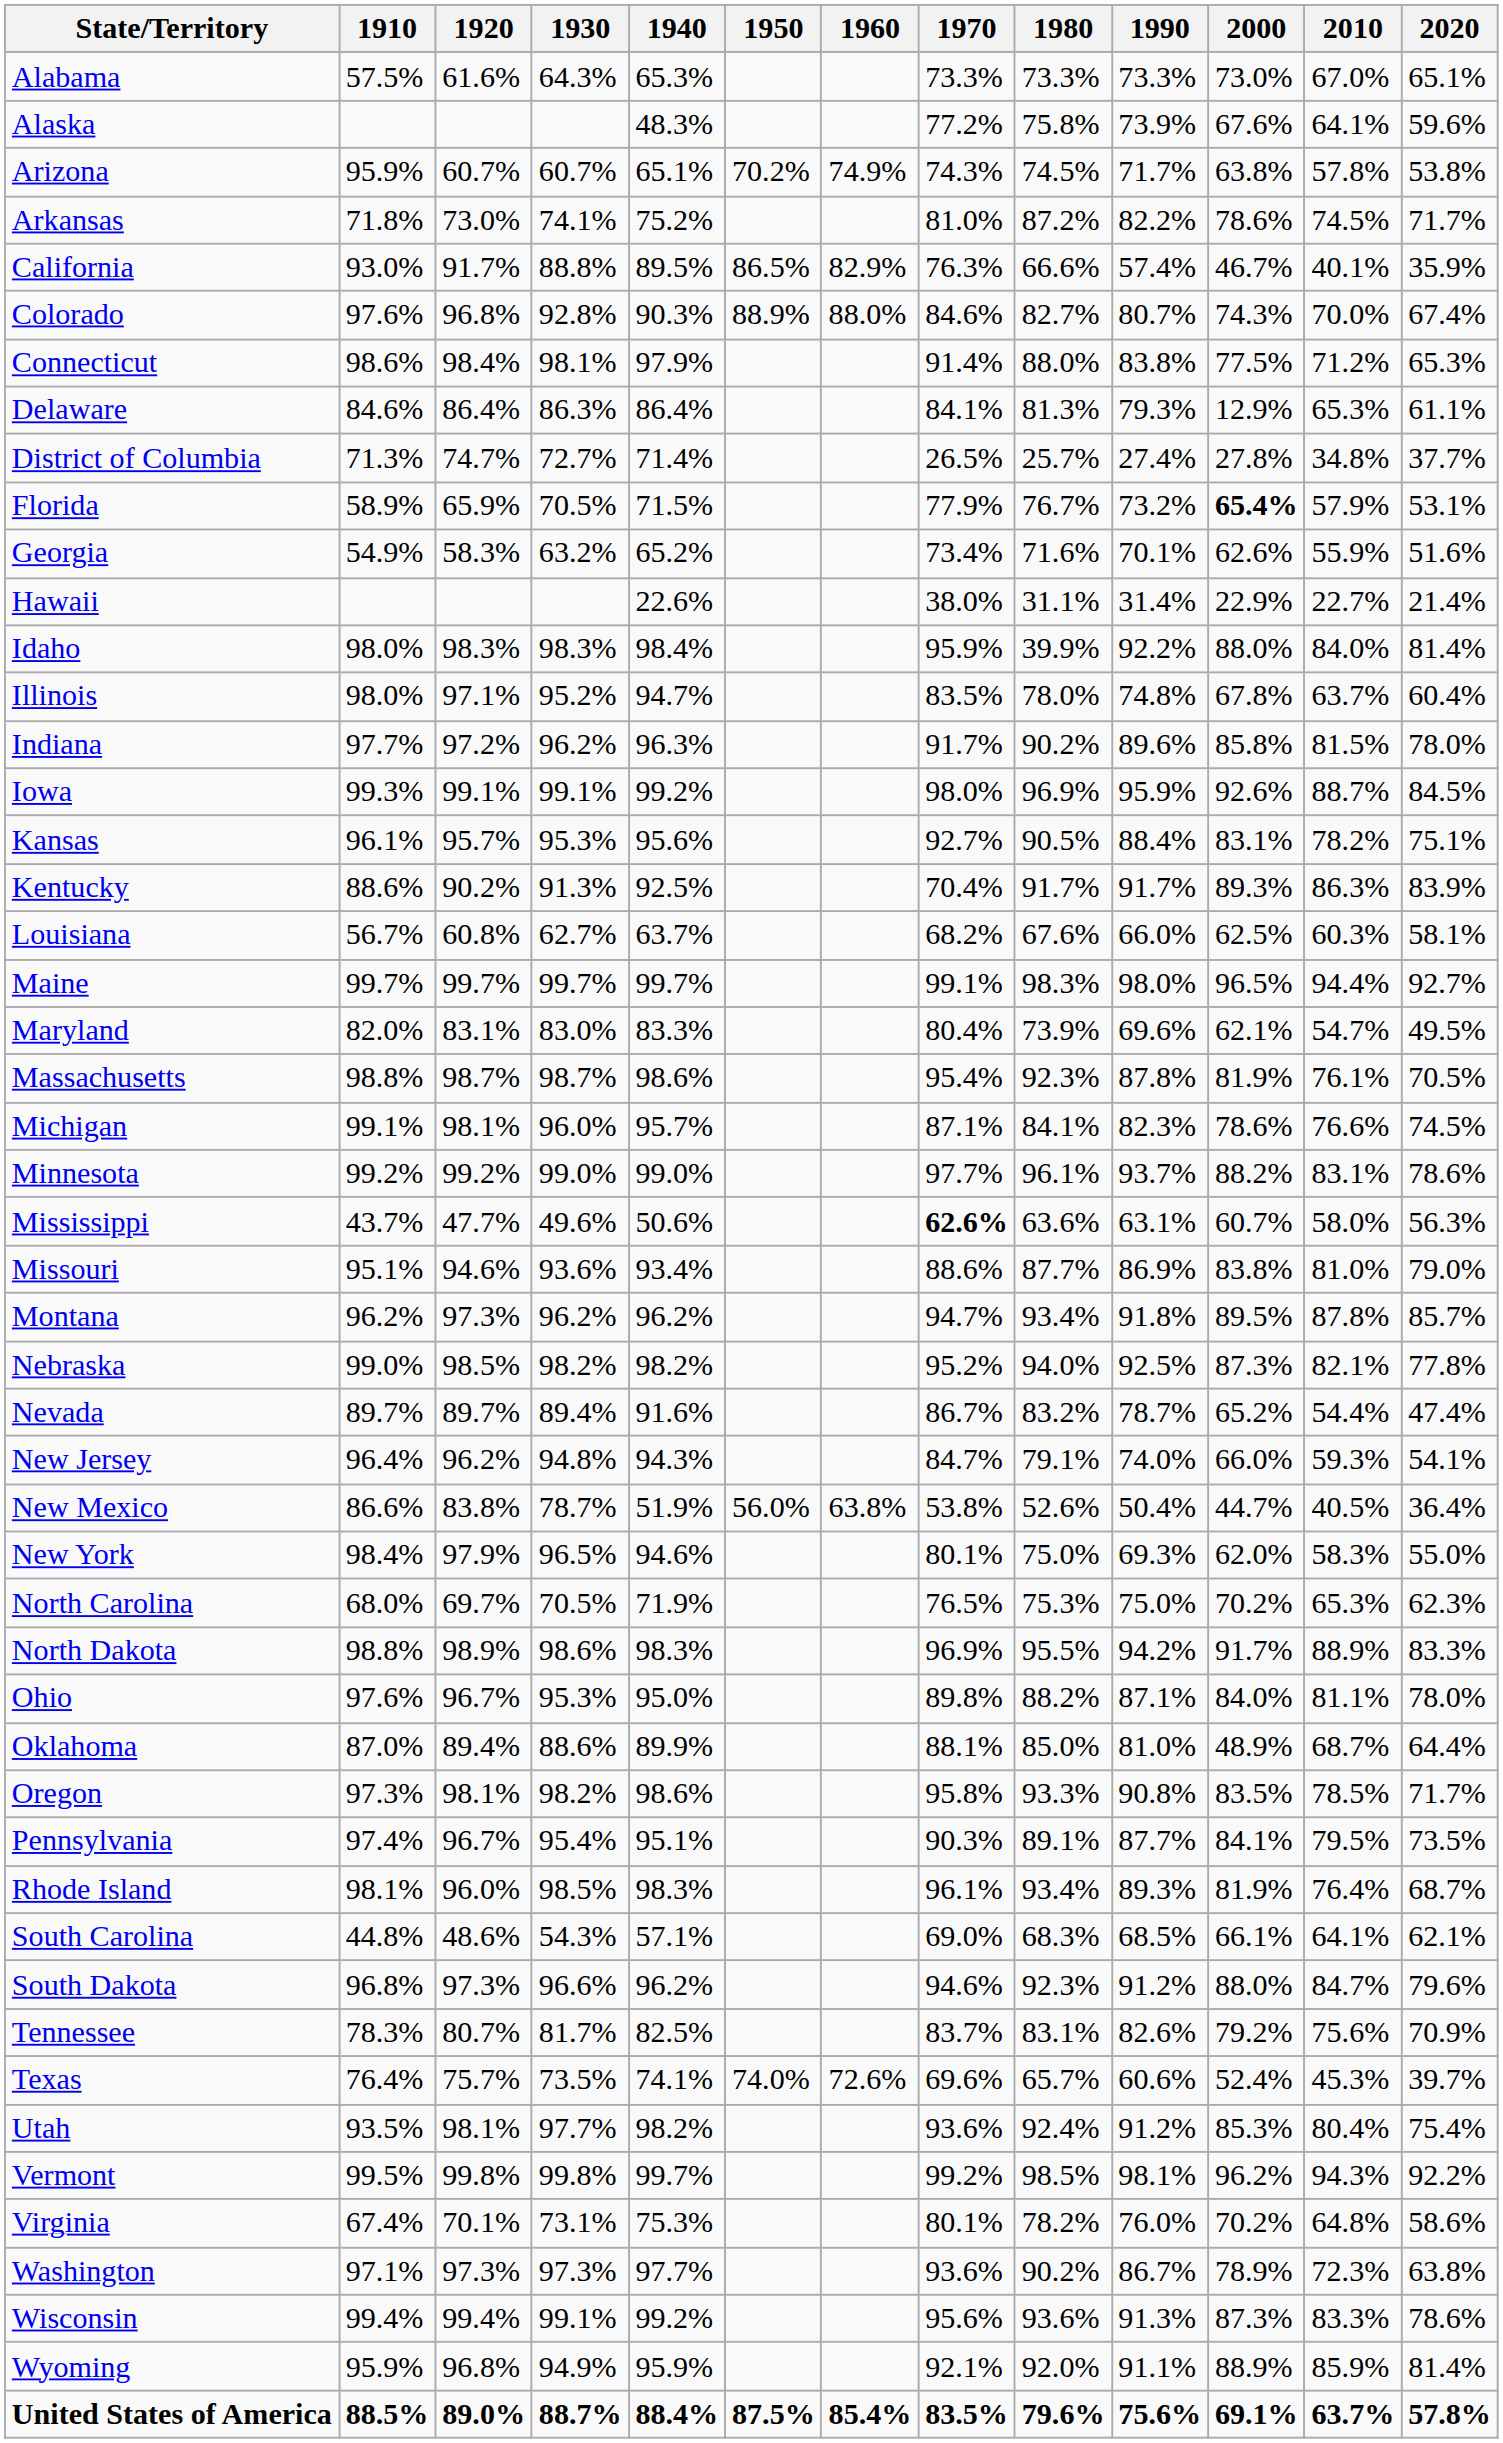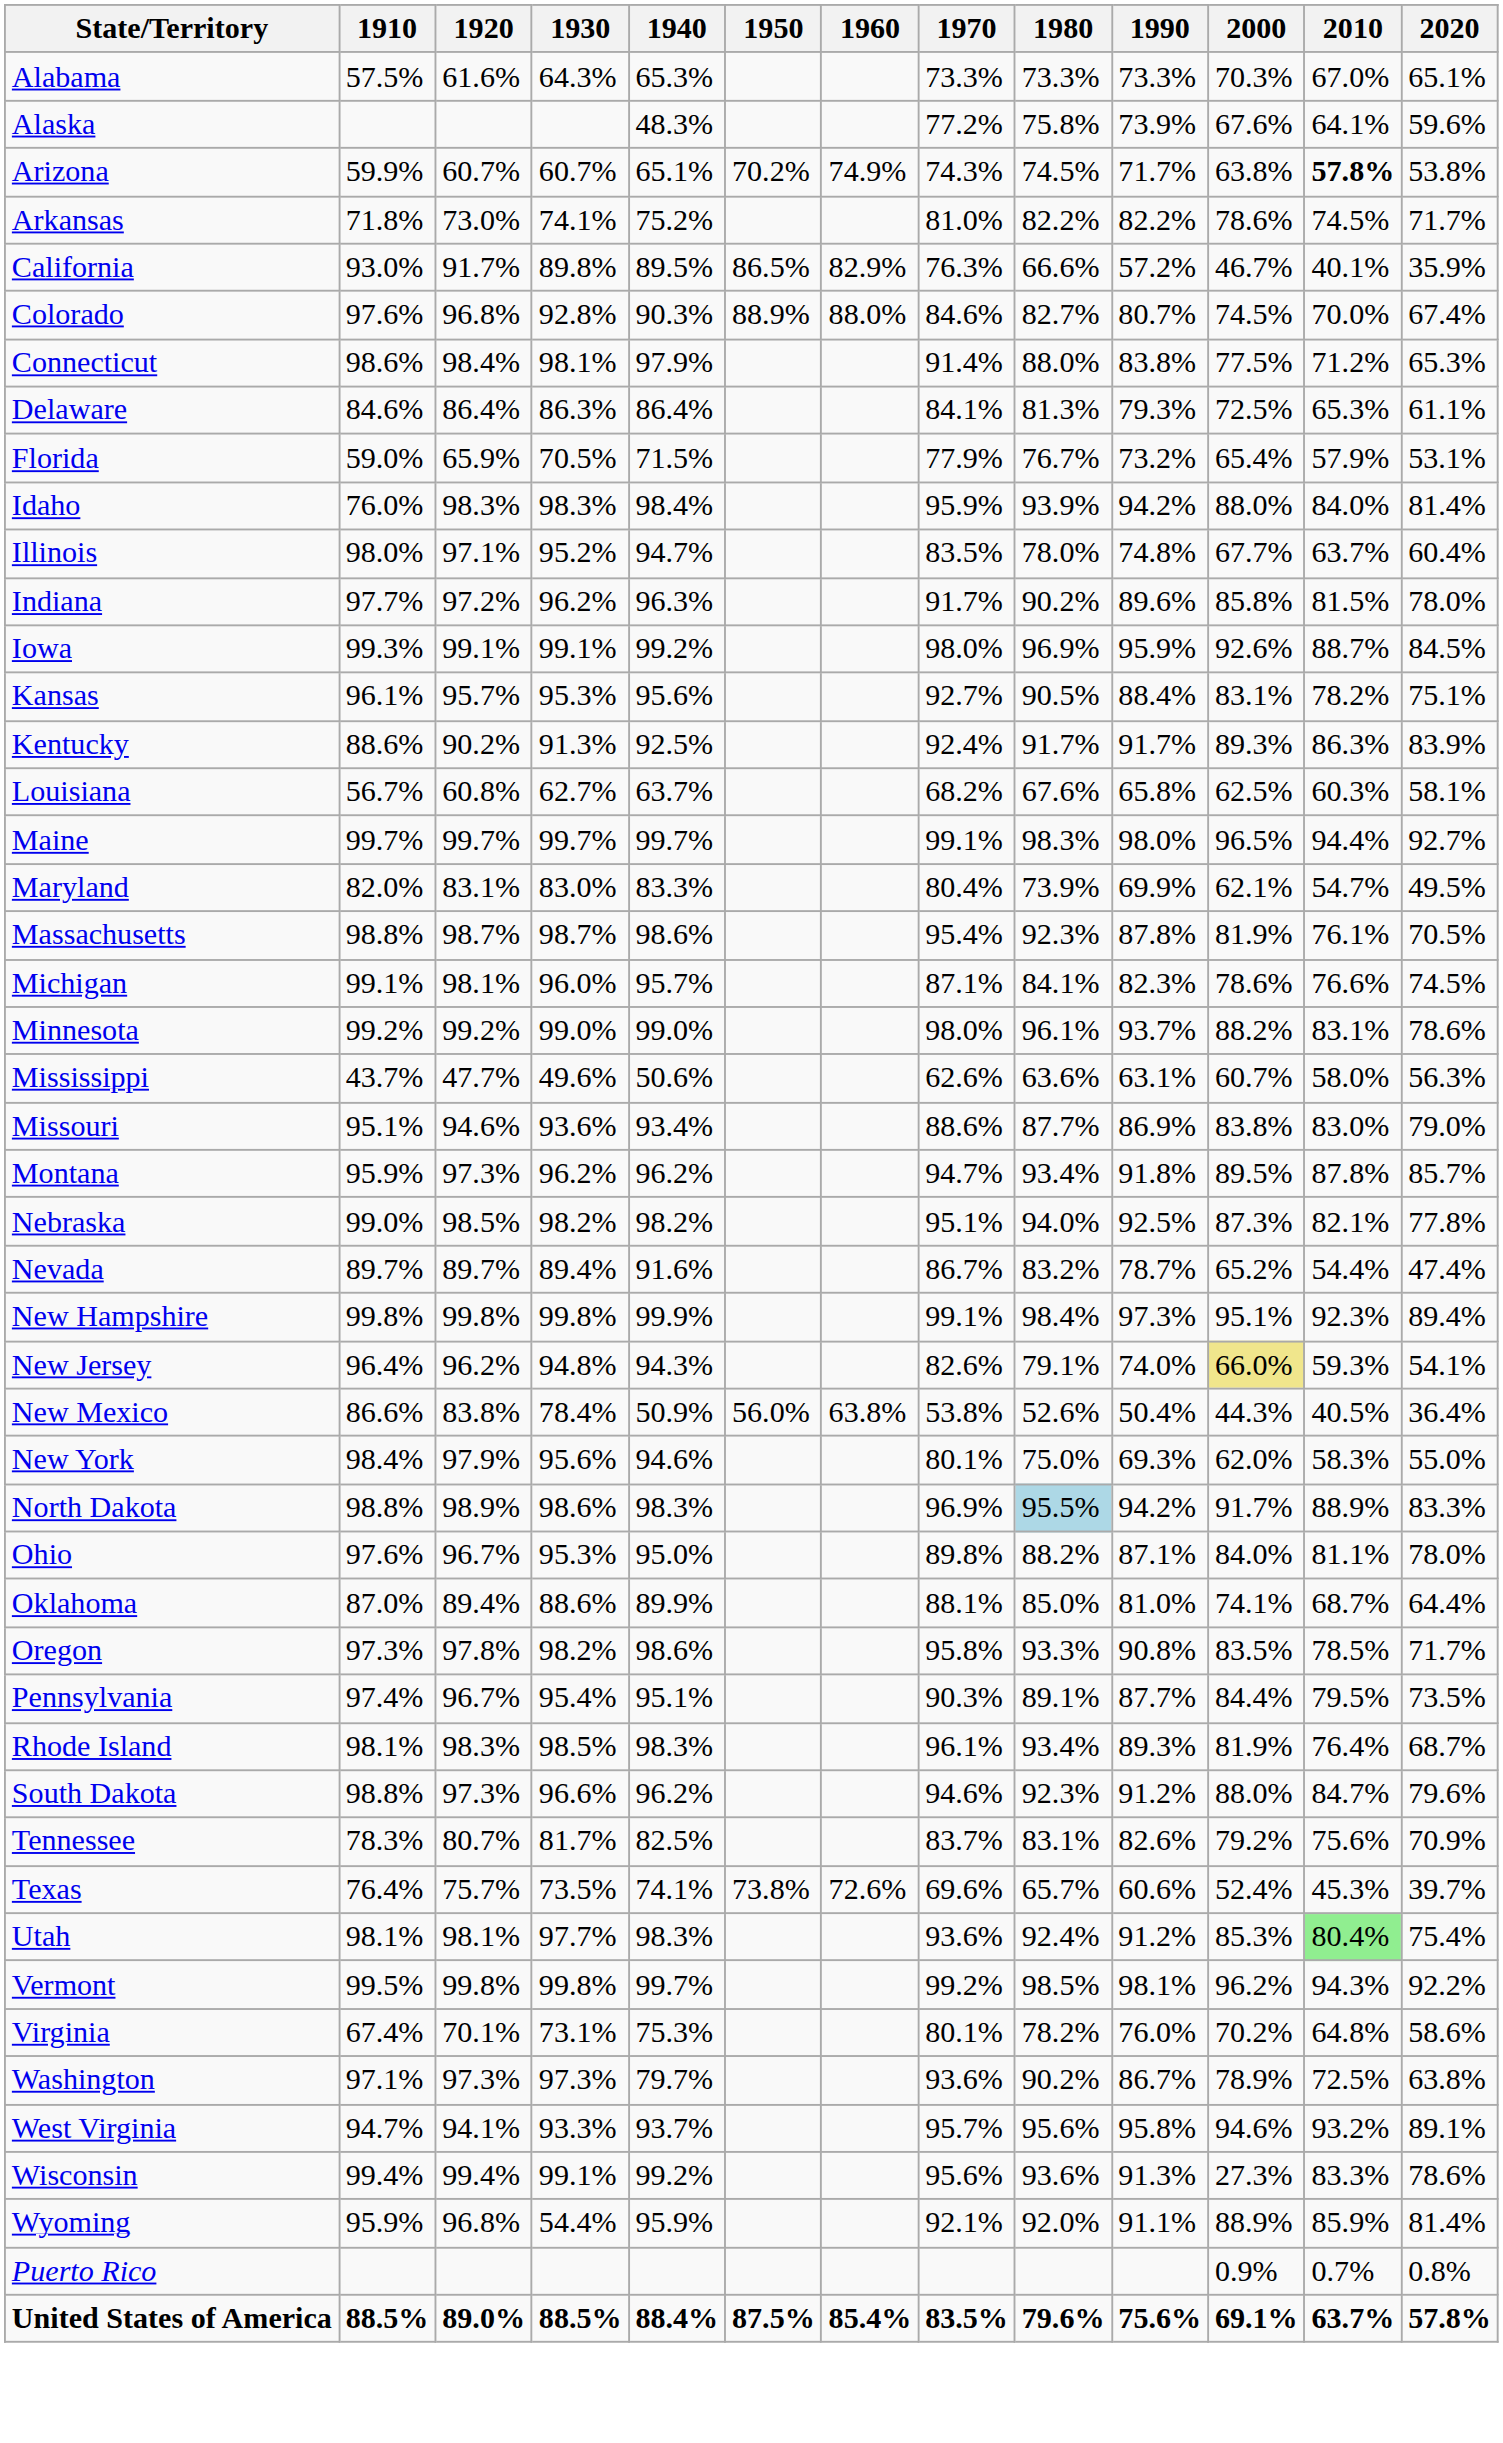(1254, 76) 73.0% -> (1254, 76) 70.3%
(385, 171) 95.9% -> (385, 171) 59.9%
(1350, 171) normal -> (1353, 171) bold
(1061, 219) 87.2% -> (1061, 219) 82.2%
(578, 266) 88.8% -> (578, 266) 89.8%
(1157, 266) 57.4% -> (1157, 266) 57.2%
(1254, 314) 74.3% -> (1254, 314) 74.5%
(1254, 409) 12.9% -> (1254, 409) 72.5%
- row: (136, 457)
(385, 505) 58.9% -> (385, 457) 59.0%
(1256, 505) bold -> (1254, 457) normal
- row: (60, 553)
- row: (55, 600)
(385, 648) 98.0% -> (385, 505) 76.0%
(1061, 648) 39.9% -> (1061, 505) 93.9%
(1157, 648) 92.2% -> (1157, 505) 94.2%
(1254, 696) 67.8% -> (1254, 553) 67.7%
(964, 887) 70.4% -> (964, 743) 92.4%
(1157, 934) 66.0% -> (1157, 791) 65.8%
(1157, 1030) 69.6% -> (1157, 887) 69.9%
(964, 1173) 97.7% -> (964, 1030) 98.0%
(967, 1220) bold -> (964, 1077) normal
(1350, 1268) 81.0% -> (1350, 1125) 83.0%
(385, 1316) 96.2% -> (385, 1173) 95.9%
(964, 1364) 95.2% -> (964, 1220) 95.1%
+ row: (110, 1316)
(964, 1459) 84.7% -> (964, 1364) 82.6%
(1254, 1459) no background -> (1254, 1364) khaki background
(578, 1507) 78.7% -> (578, 1411) 78.4%
(674, 1507) 51.9% -> (674, 1411) 50.9%
(1254, 1507) 44.7% -> (1254, 1411) 44.3%
(578, 1554) 96.5% -> (578, 1459) 95.6%
- row: (103, 1602)
(1061, 1650) no background -> (1061, 1507) lightblue background
(1254, 1745) 48.9% -> (1254, 1602) 74.1%
(481, 1793) 98.1% -> (481, 1650) 97.8%
(1254, 1841) 84.1% -> (1254, 1698) 84.4%
(481, 1888) 96.0% -> (481, 1745) 98.3%
- row: (103, 1936)
(385, 1984) 96.8% -> (385, 1793) 98.8%
(771, 2079) 74.0% -> (771, 1888) 73.8%
(385, 2127) 93.5% -> (385, 1936) 98.1%
(674, 2127) 98.2% -> (674, 1936) 98.3%
(1350, 2127) no background -> (1350, 1936) lightgreen background
(674, 2270) 97.7% -> (674, 2079) 79.7%
(1350, 2270) 72.3% -> (1350, 2079) 72.5%
+ row: (94, 2127)
(1254, 2318) 87.3% -> (1254, 2175) 27.3%
(578, 2365) 94.9% -> (578, 2222) 54.4%
+ row: (84, 2270)
(580, 2413) 88.7% -> (580, 2318) 88.5%
